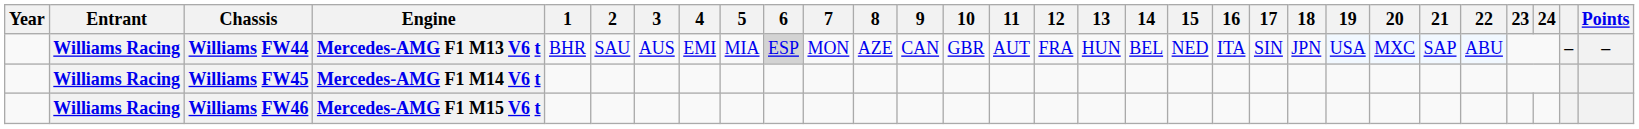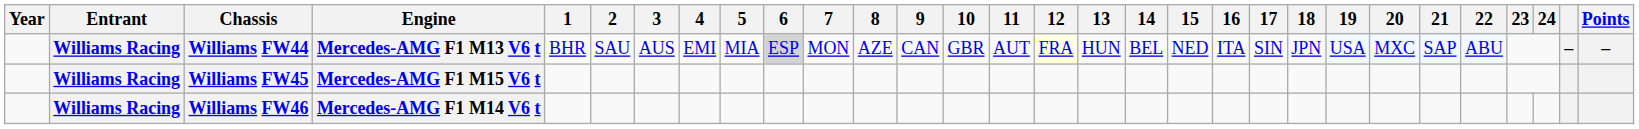(1056, 48) no background -> (1056, 48) lightyellow background
(429, 78) Mercedes-AMG F1 M14 V6 t -> (429, 78) Mercedes-AMG F1 M15 V6 t
(429, 107) Mercedes-AMG F1 M15 V6 t -> (429, 107) Mercedes-AMG F1 M14 V6 t
